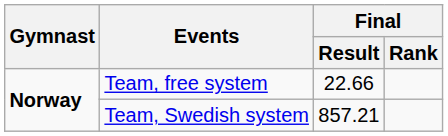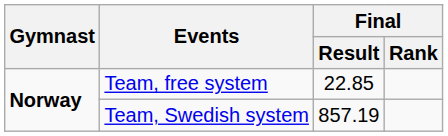(349, 84) 22.66 -> (349, 84) 22.85
(349, 116) 857.21 -> (349, 116) 857.19
